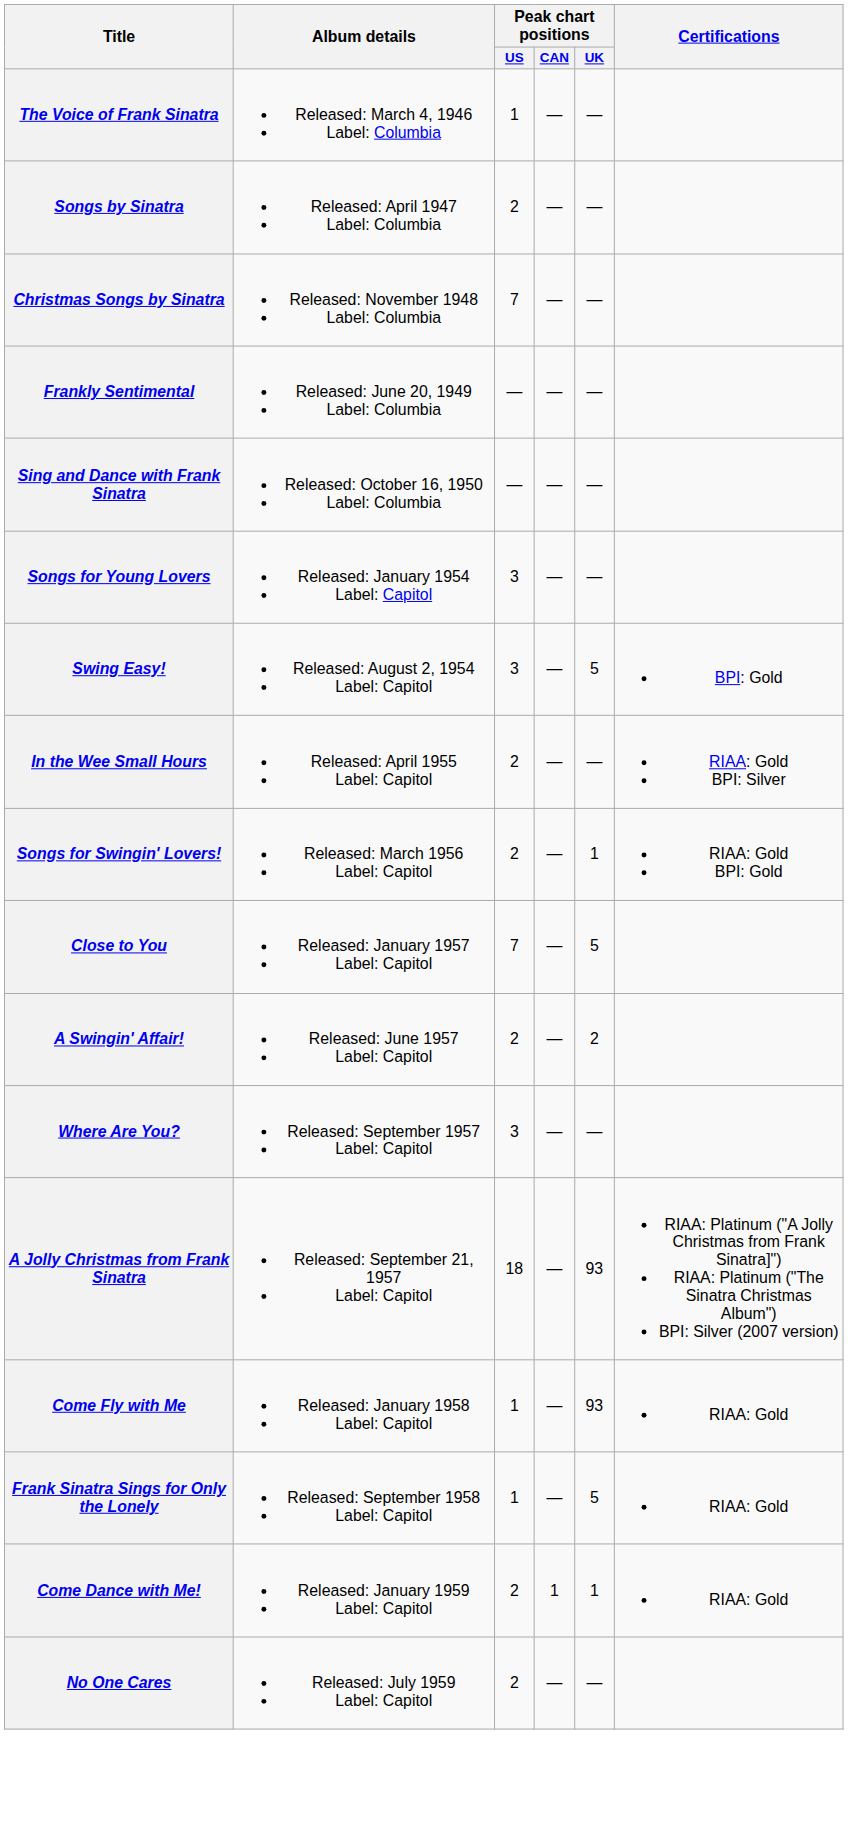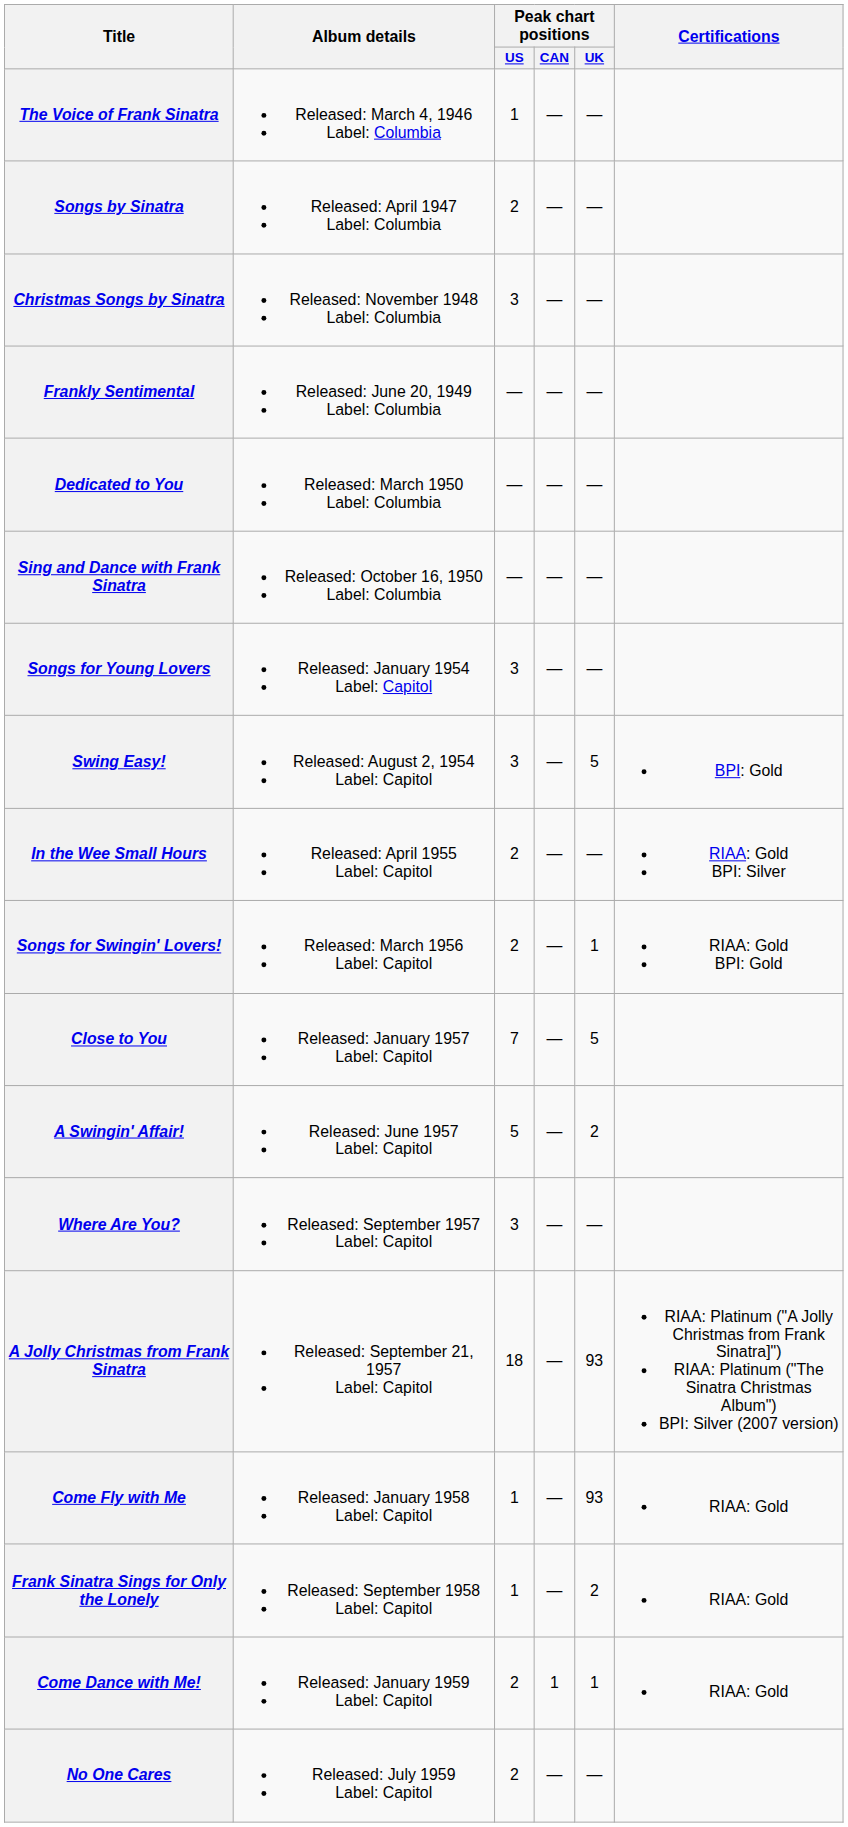(514, 299) 7 -> (514, 299) 3
+ row: (119, 484)
(514, 1039) 2 -> (514, 1131) 5
(594, 1498) 5 -> (594, 1590) 2
